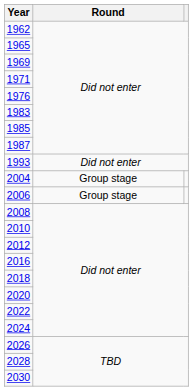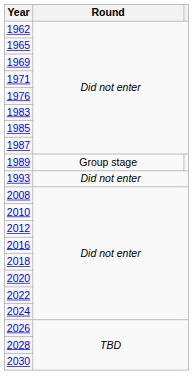+ row: (19, 163)
- row: (19, 179)
- row: (19, 196)
